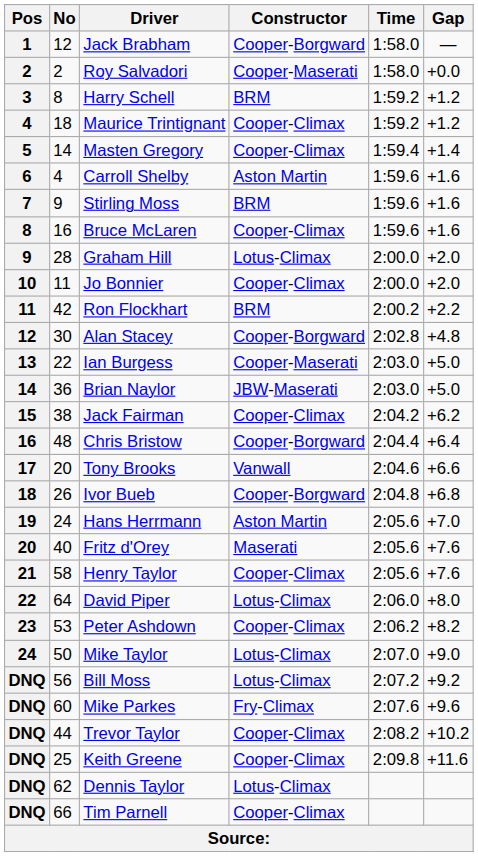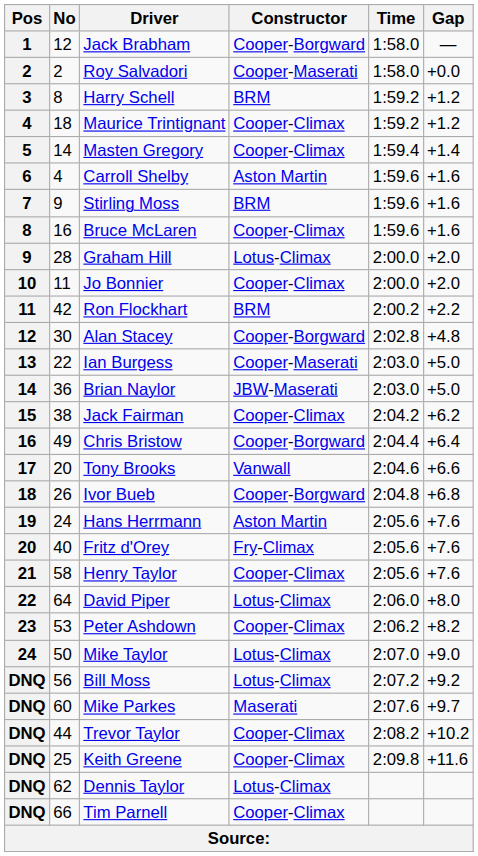(63, 441) 48 -> (63, 441) 49
(444, 521) +7.0 -> (444, 521) +7.6
(265, 547) Maserati -> (274, 547) Fry-Climax
(274, 706) Fry-Climax -> (265, 706) Maserati
(444, 706) +9.6 -> (444, 706) +9.7
